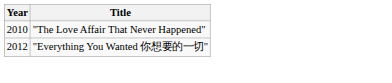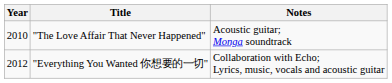+ column: (299, 12)
